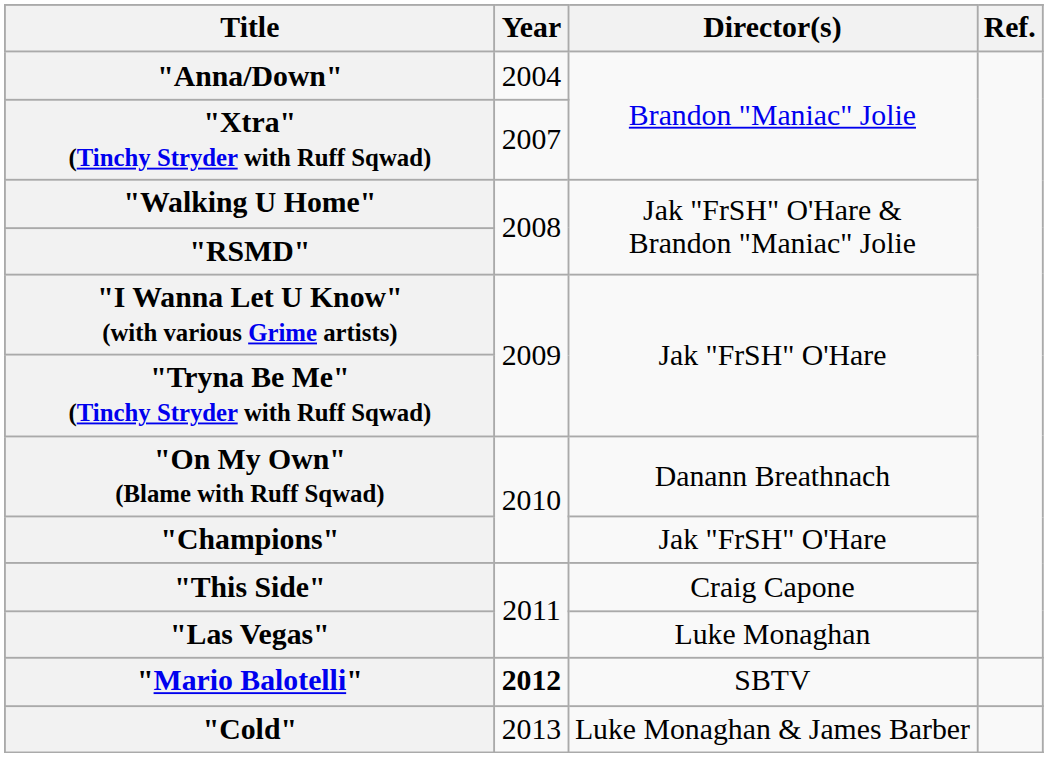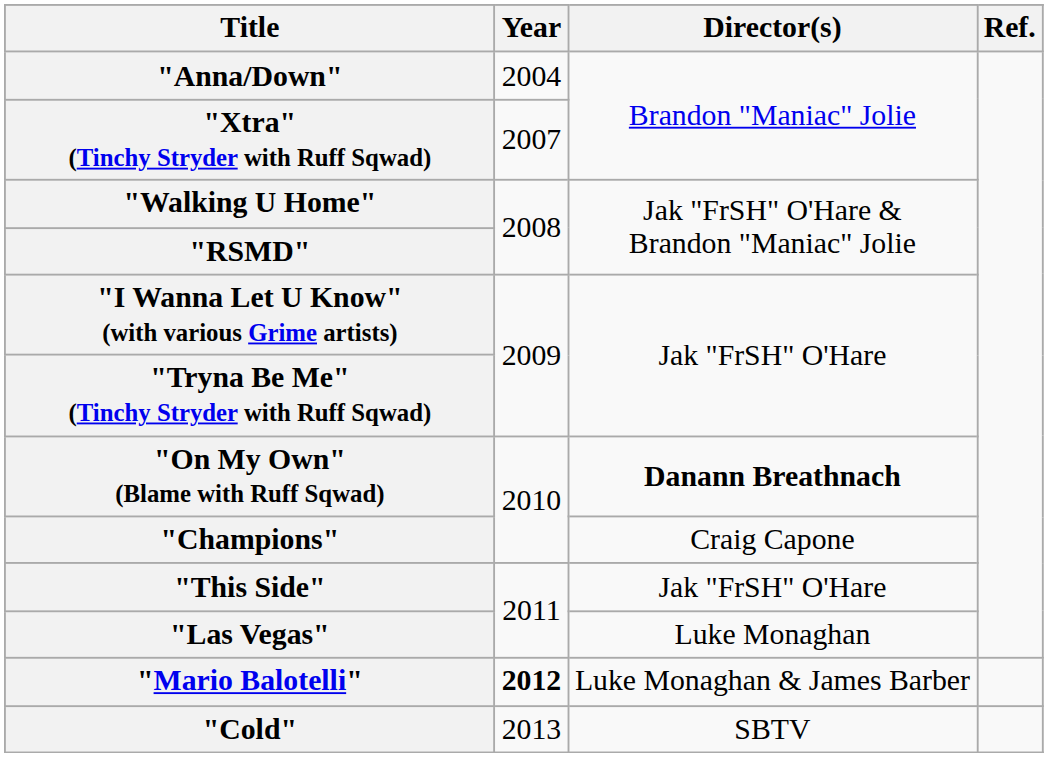(772, 475) normal -> (772, 475) bold
(772, 539) Jak "FrSH" O'Hare -> (772, 539) Craig Capone
(772, 586) Craig Capone -> (772, 586) Jak "FrSH" O'Hare
(772, 681) SBTV -> (772, 681) Luke Monaghan & James Barber
(772, 728) Luke Monaghan & James Barber -> (772, 728) SBTV
